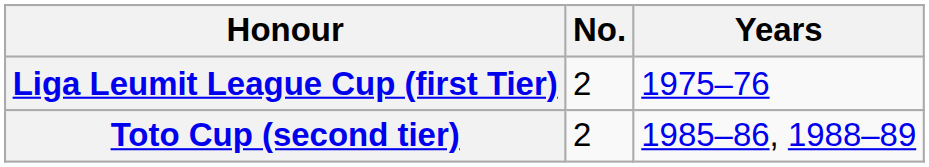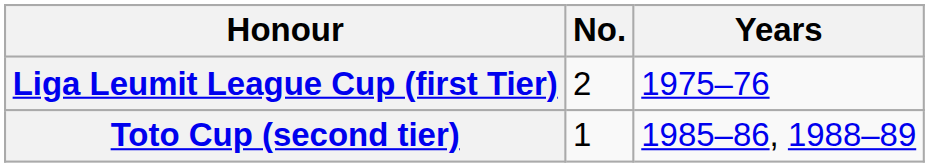(582, 135) 2 -> (582, 135) 1
